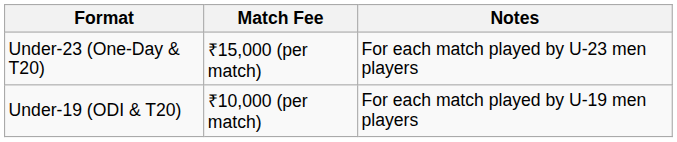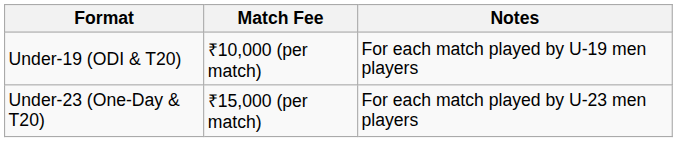rows swapped: (95, 110) <-> (94, 58)
